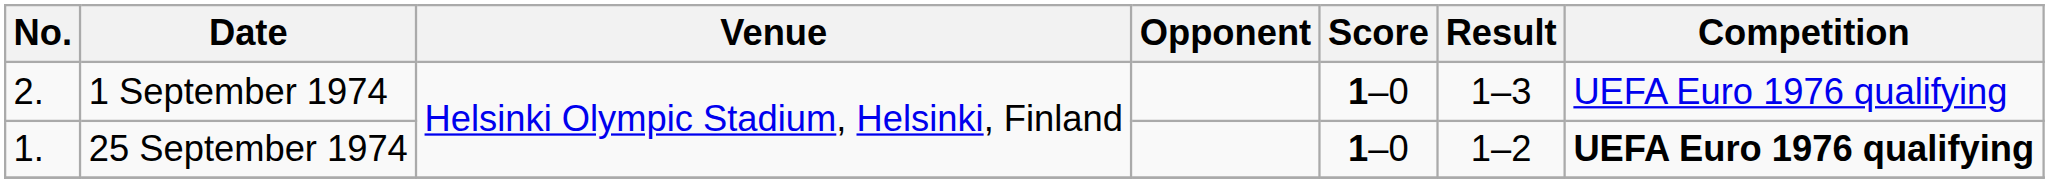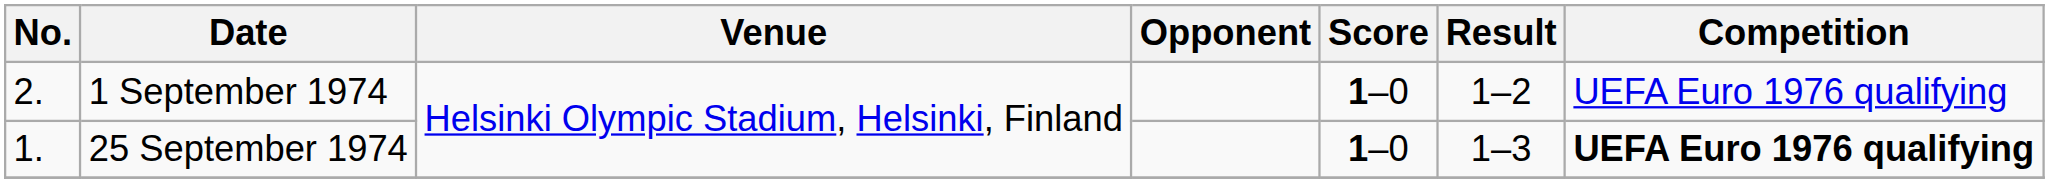(1501, 90) 1–3 -> (1501, 90) 1–2
(1501, 148) 1–2 -> (1501, 148) 1–3
